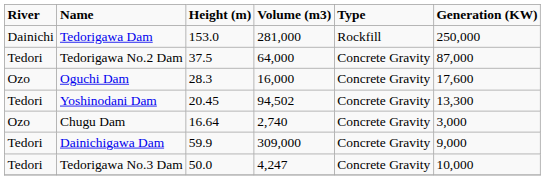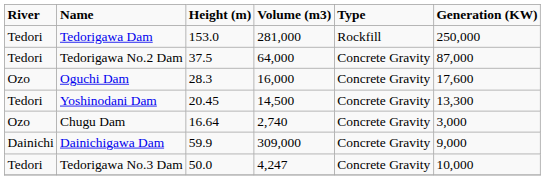(31, 36) Dainichi -> (25, 36) Tedori
(276, 100) 94,502 -> (276, 100) 14,500
(25, 143) Tedori -> (31, 143) Dainichi
